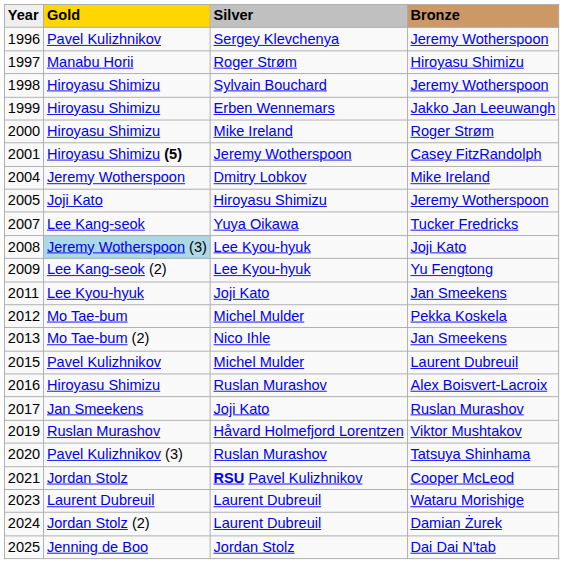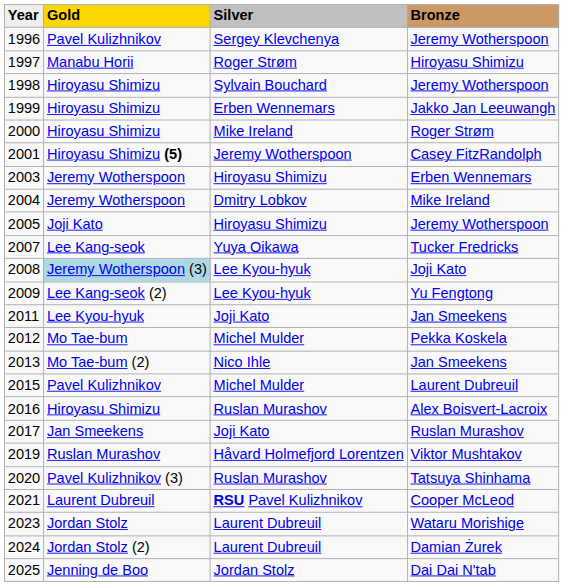+ row: (24, 177)
(87, 477) Jordan Stolz -> (101, 500) Laurent Dubreuil
(101, 500) Laurent Dubreuil -> (87, 524) Jordan Stolz
